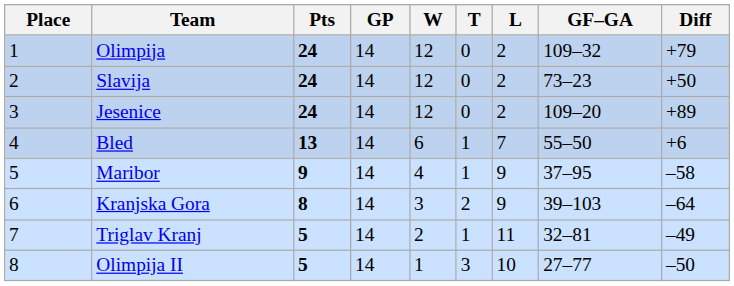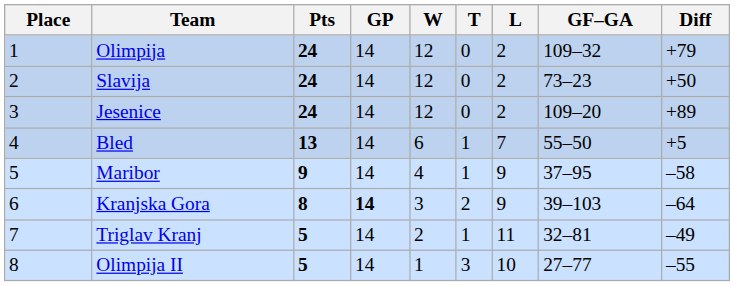(676, 142) +6 -> (676, 142) +5
(365, 204) normal -> (365, 204) bold
(680, 265) –50 -> (680, 265) –55
